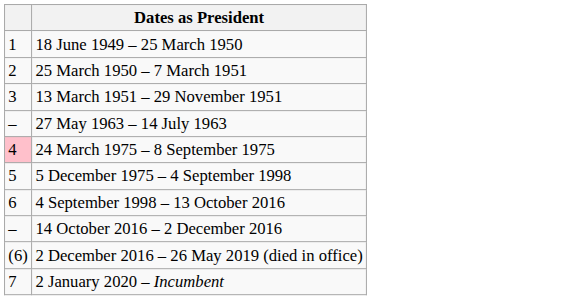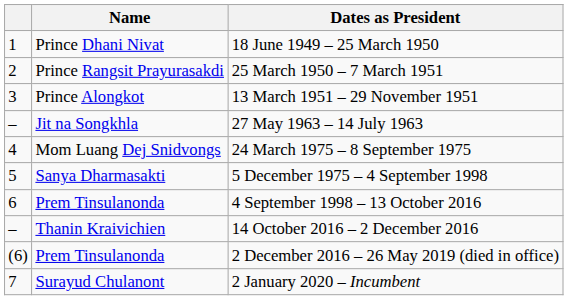+ column: (130, 17)
(13, 149) pink background -> (13, 149) no background
